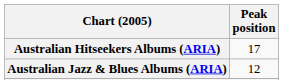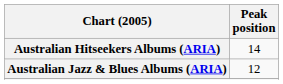(254, 48) 17 -> (254, 48) 14
